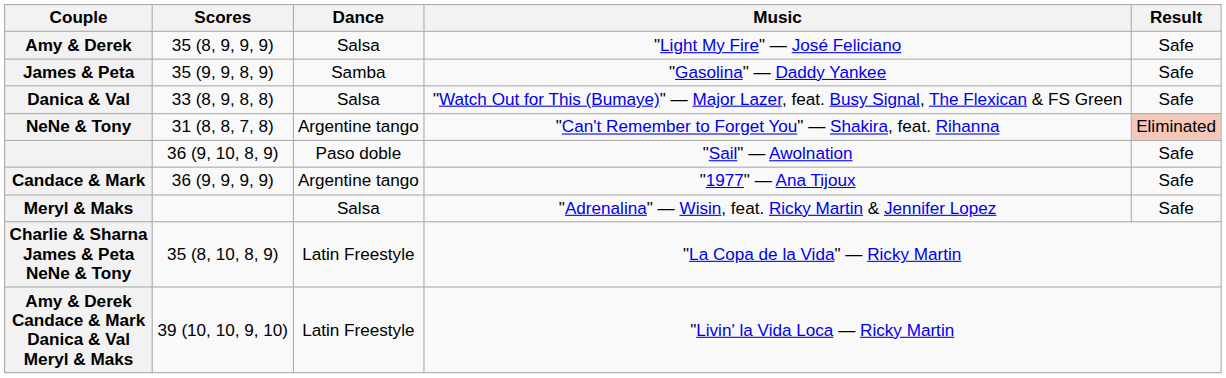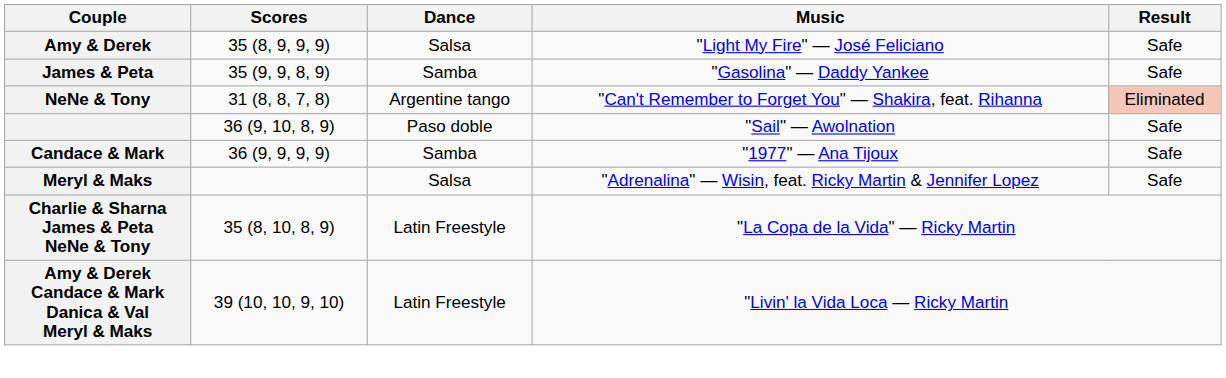- row: (79, 99)
(358, 180) Argentine tango -> (450, 153) Samba
